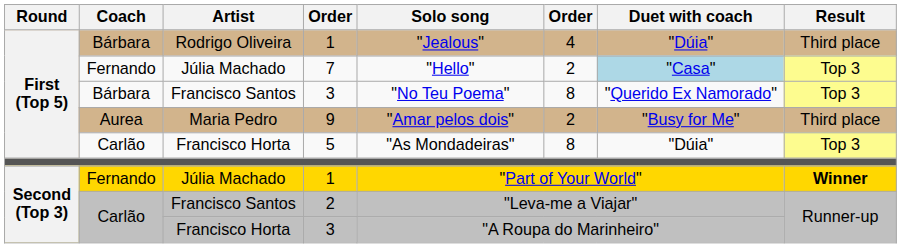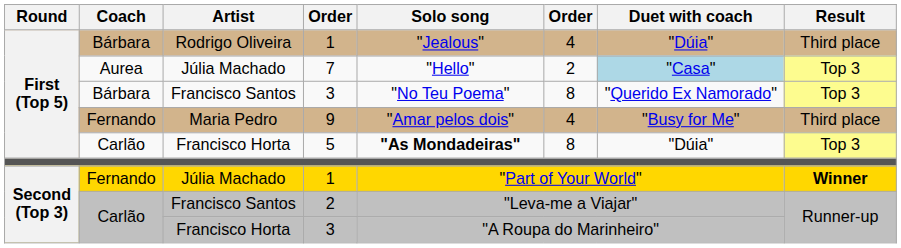(121, 68) Fernando -> (121, 68) Aurea
(121, 119) Aurea -> (121, 119) Fernando
(571, 119) 2 -> (571, 119) 4
(450, 145) normal -> (450, 145) bold
